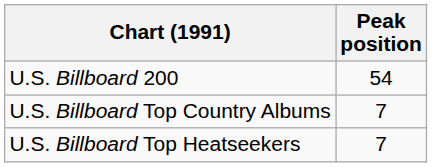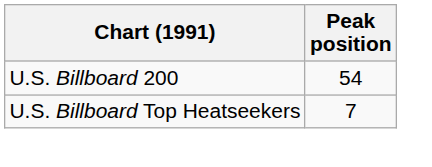- row: (170, 111)
